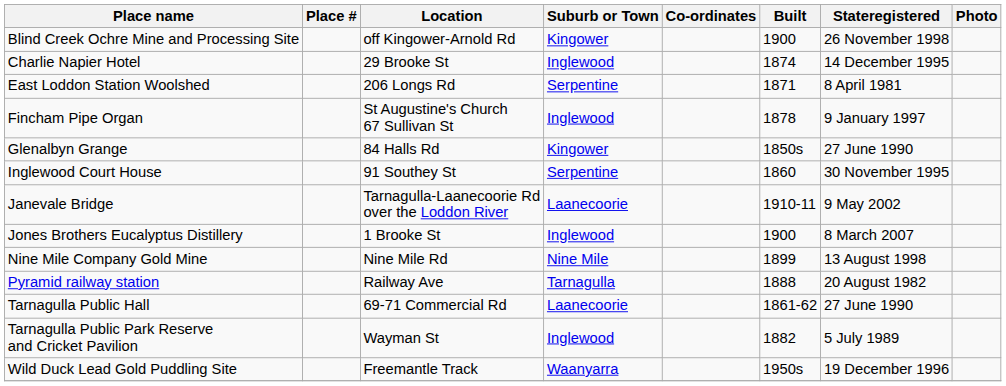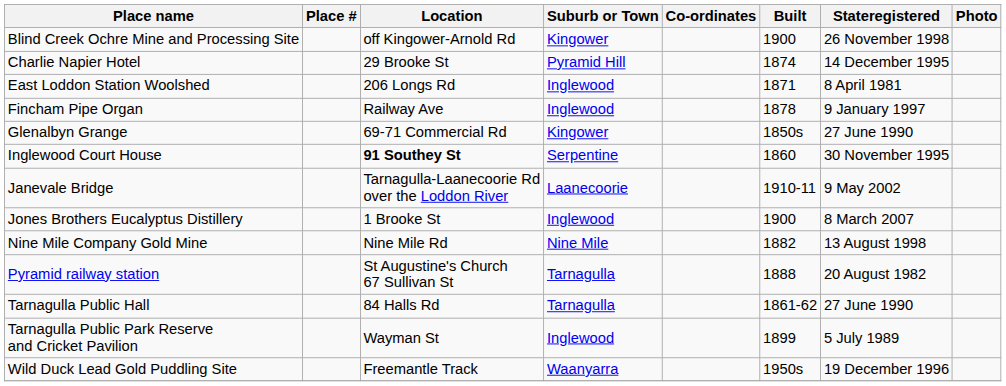(581, 62) Inglewood -> (586, 62) Pyramid Hill
(583, 86) Serpentine -> (581, 86) Inglewood
(436, 117) St Augustine's Church 67 Sullivan St -> (403, 109) Railway Ave
(401, 149) 84 Halls Rd -> (435, 132) 69-71 Commercial Rd
(410, 172) normal -> (412, 156) bold
(779, 259) 1899 -> (779, 242) 1882
(403, 282) Railway Ave -> (436, 274) St Augustine's Church 67 Sullivan St
(435, 306) 69-71 Commercial Rd -> (401, 306) 84 Halls Rd
(587, 306) Laanecoorie -> (581, 306) Tarnagulla
(779, 337) 1882 -> (779, 337) 1899
